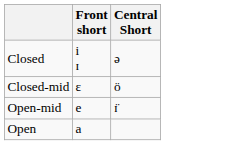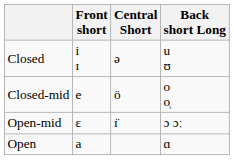+ column: (195, 22)
(78, 87) ɛ -> (79, 94) e
(79, 108) e -> (78, 123) ɛ
